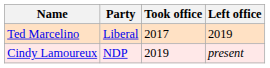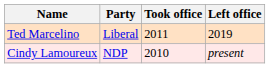(156, 33) 2017 -> (156, 33) 2011
(156, 53) 2019 -> (156, 53) 2010
